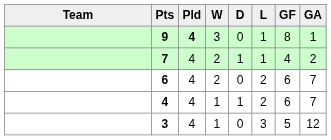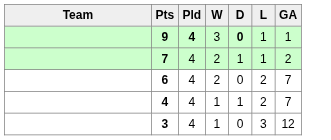- column: (287, 15)
(240, 37) normal -> (240, 37) bold
